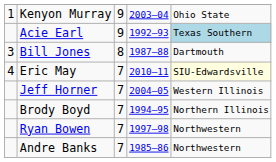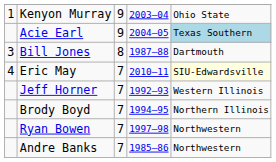(149, 33) 1992–93 -> (149, 33) 2004–05
(149, 90) 2004–05 -> (149, 90) 1992–93
